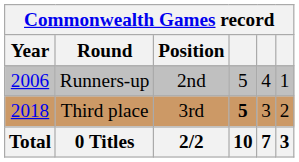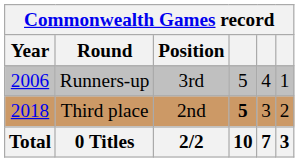(191, 80) 2nd -> (191, 80) 3rd
(191, 111) 3rd -> (191, 111) 2nd
